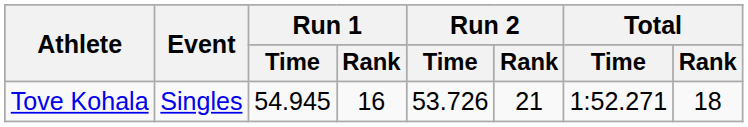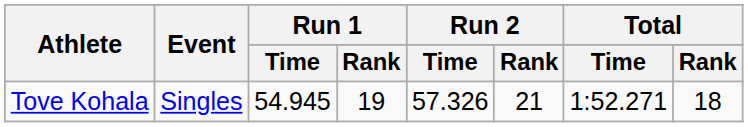(371, 102) 16 -> (371, 102) 19
(450, 102) 53.726 -> (450, 102) 57.326
